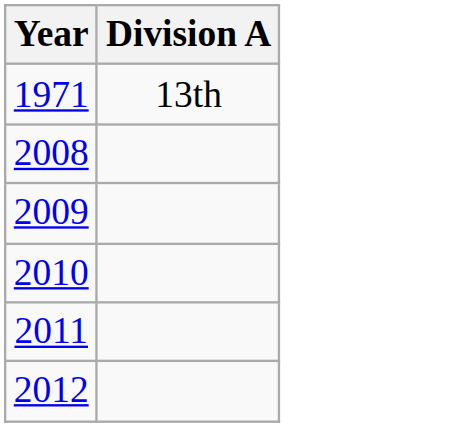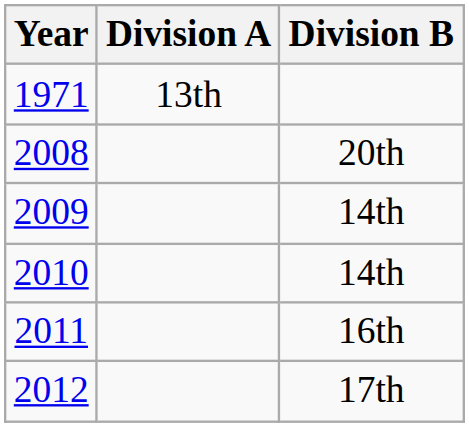+ column: (371, 34)
